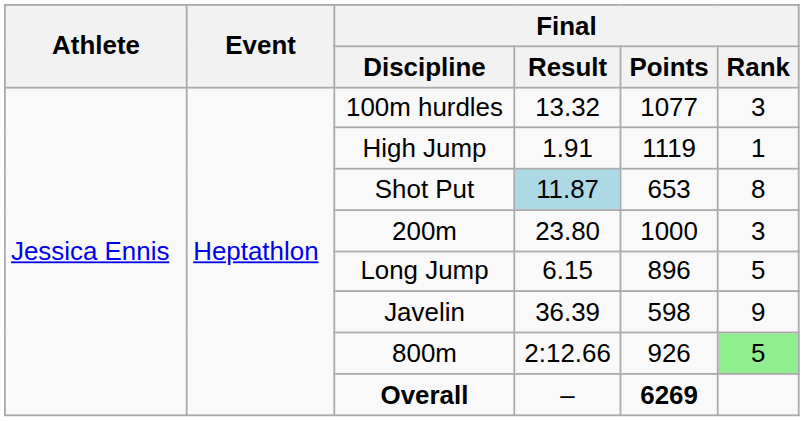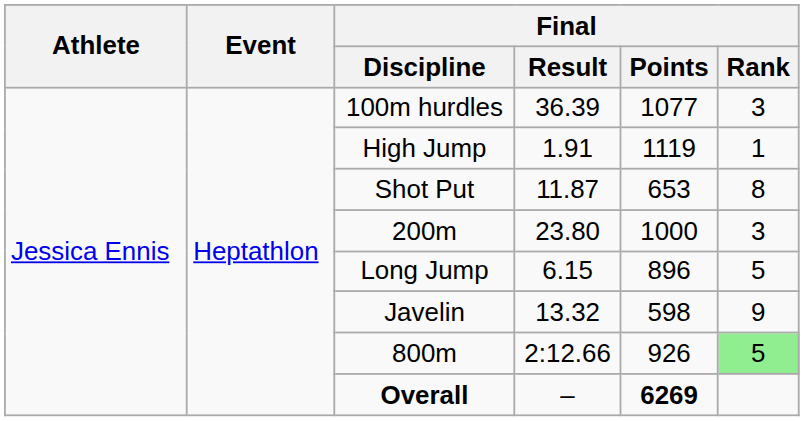(568, 108) 13.32 -> (568, 108) 36.39
(568, 190) lightblue background -> (568, 190) no background
(568, 312) 36.39 -> (568, 312) 13.32
